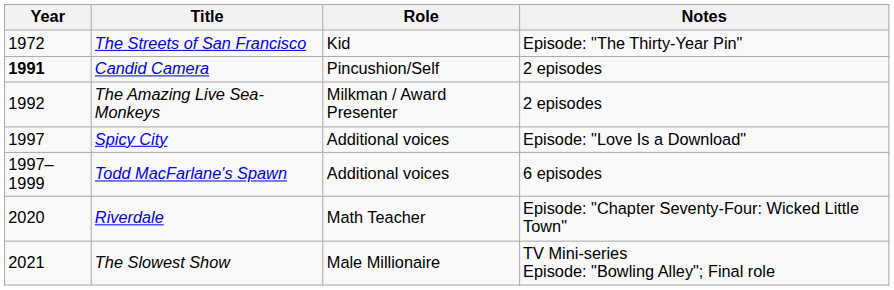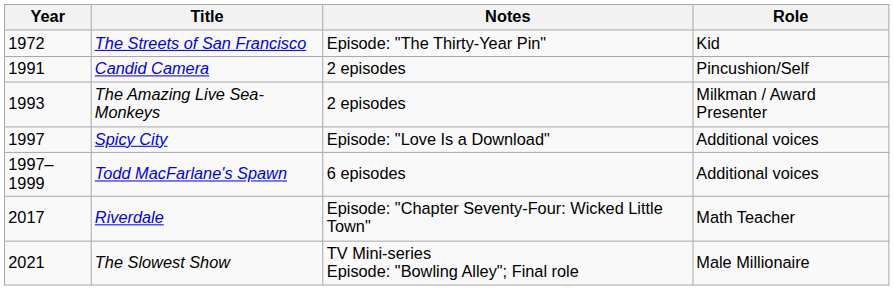columns swapped: (421, 17) <-> (704, 17)
(26, 69) bold -> (26, 69) normal
(26, 104) 1992 -> (26, 104) 1993
(26, 218) 2020 -> (26, 218) 2017
